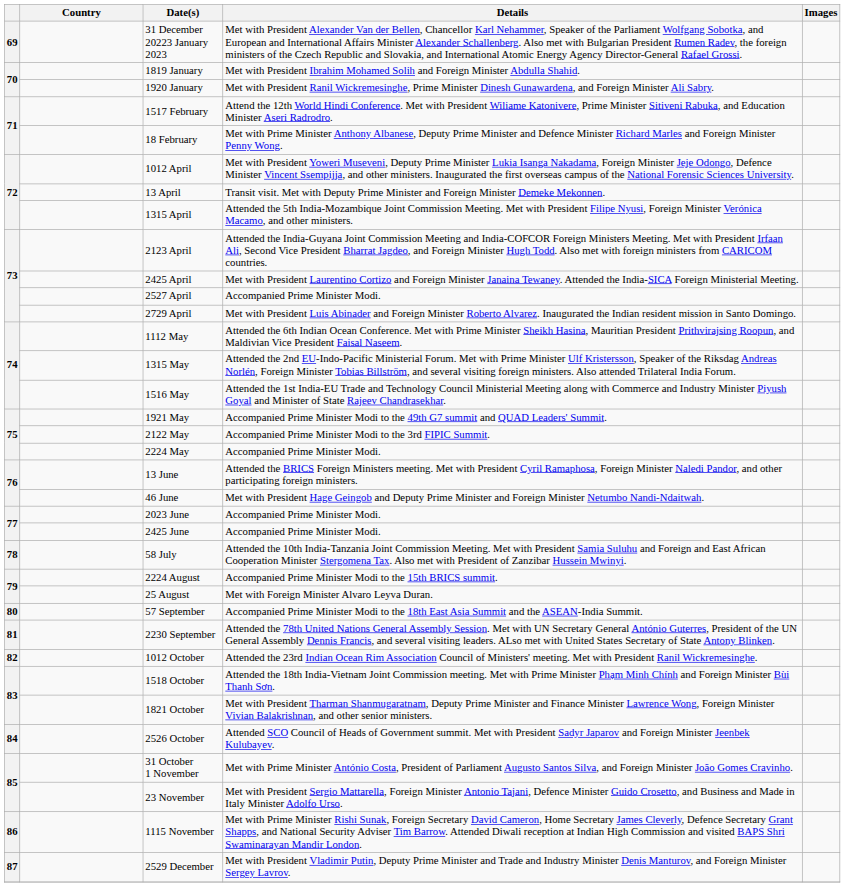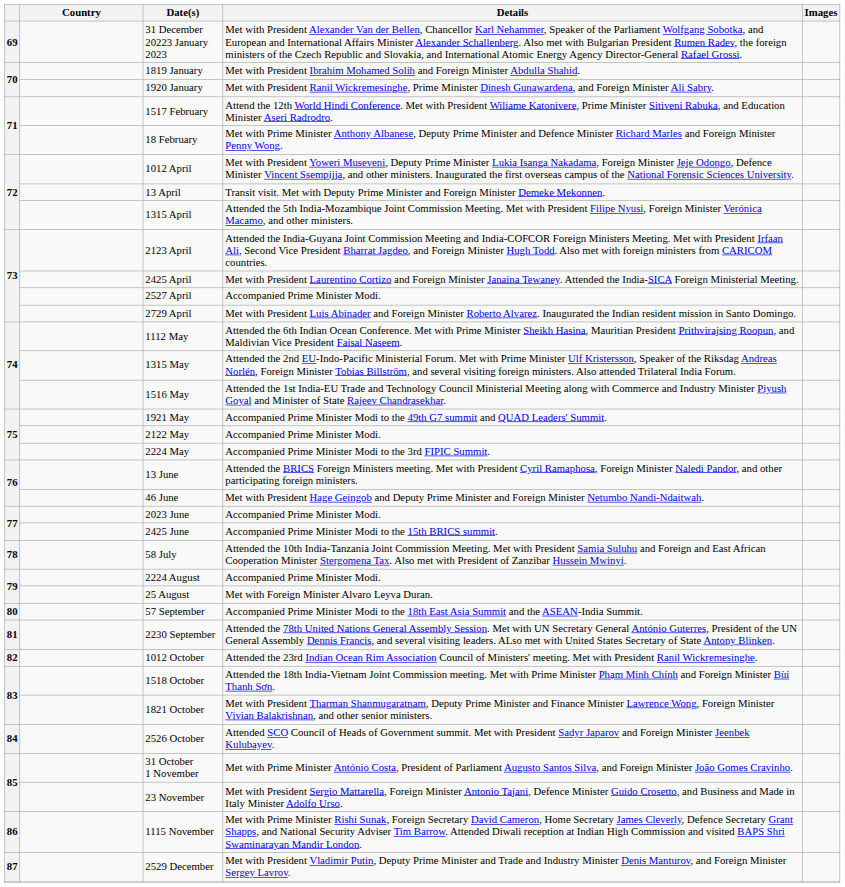(358, 434) Accompanied Prime Minister Modi to the 3rd FIPIC Summit. -> (303, 434) Accompanied Prime Minister Modi.
(303, 451) Accompanied Prime Minister Modi. -> (358, 451) Accompanied Prime Minister Modi to the 3rd FIPIC Summit.
(303, 531) Accompanied Prime Minister Modi. -> (362, 531) Accompanied Prime Minister Modi to the 15th BRICS summit.
(362, 577) Accompanied Prime Minister Modi to the 15th BRICS summit. -> (303, 577) Accompanied Prime Minister Modi.
